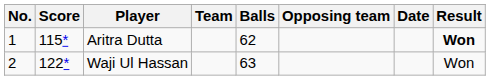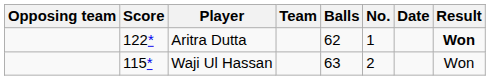columns swapped: (20, 16) <-> (336, 16)
(53, 39) 115* -> (138, 39) 122*
(54, 63) 122* -> (138, 63) 115*
